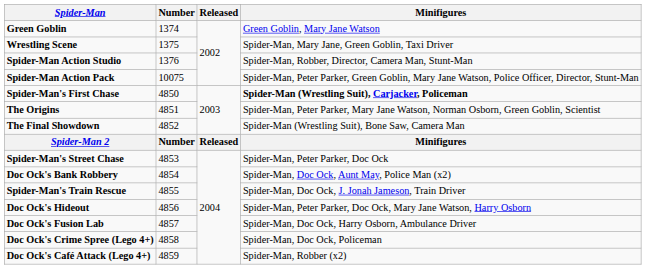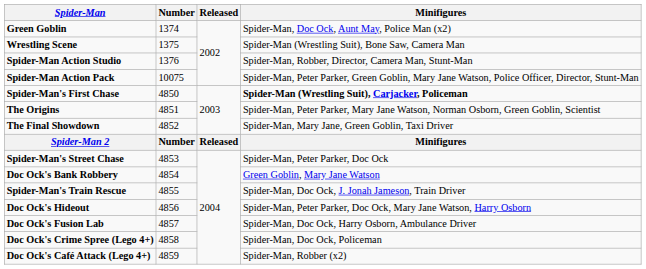(311, 28) Green Goblin, Mary Jane Watson -> (347, 28) Spider-Man, Doc Ock, Aunt May, Police Man (x2)
(348, 45) Spider-Man, Mary Jane, Green Goblin, Taxi Driver -> (354, 45) Spider-Man (Wrestling Suit), Bone Saw, Camera Man
(354, 126) Spider-Man (Wrestling Suit), Bone Saw, Camera Man -> (348, 126) Spider-Man, Mary Jane, Green Goblin, Taxi Driver
(347, 175) Spider-Man, Doc Ock, Aunt May, Police Man (x2) -> (311, 175) Green Goblin, Mary Jane Watson
